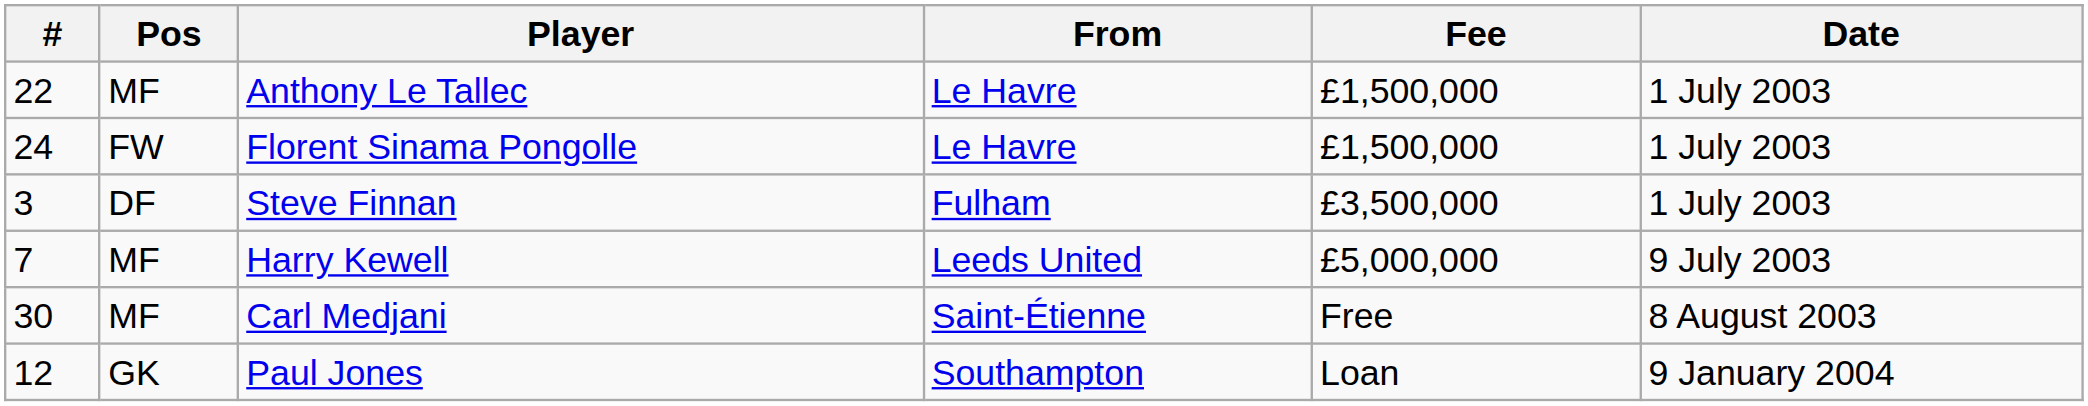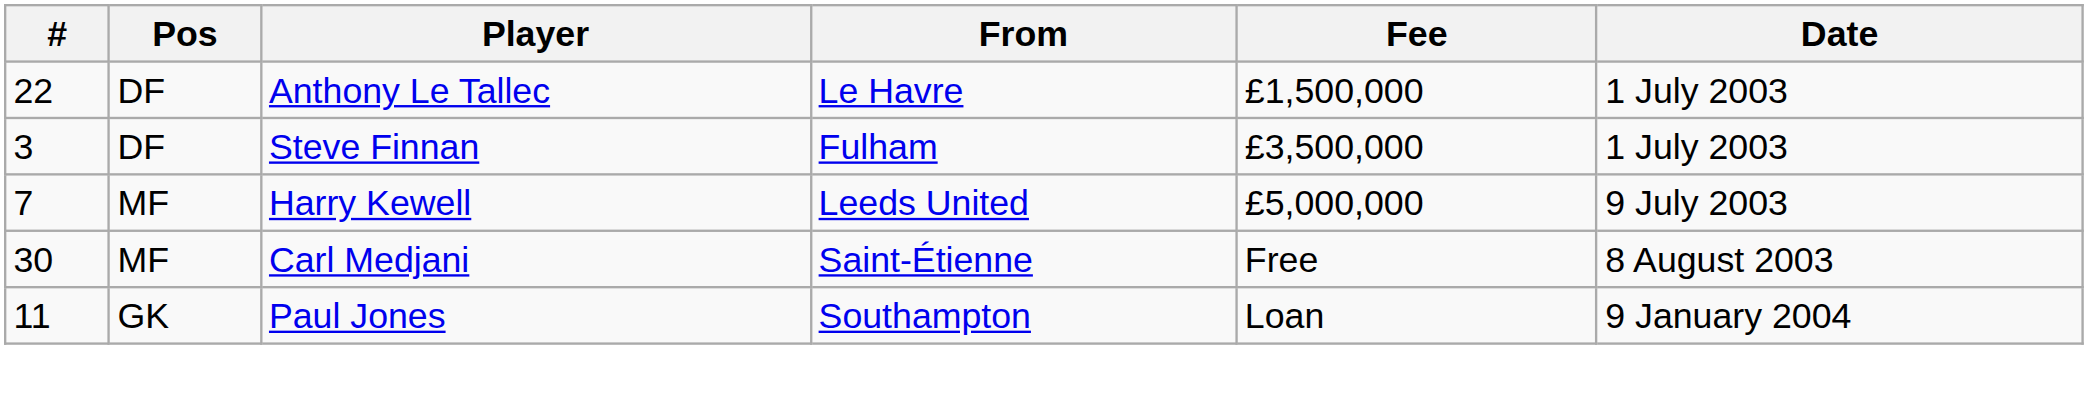(134, 90) MF -> (141, 90) DF
- row: (442, 147)
(33, 373) 12 -> (32, 316) 11
